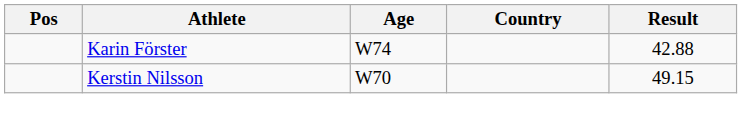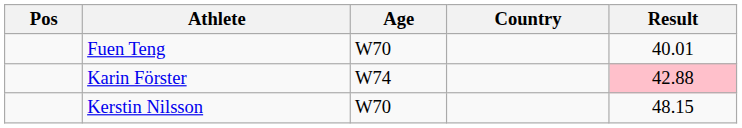+ row: (126, 48)
(673, 48) no background -> (673, 78) pink background
(673, 78) 49.15 -> (673, 107) 48.15
